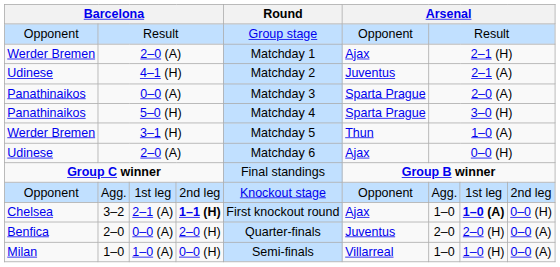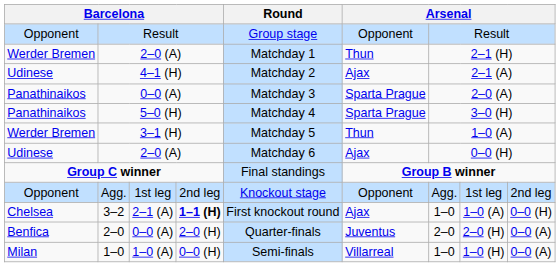(357, 53) Ajax -> (359, 53) Thun
(370, 73) Juventus -> (357, 73) Ajax
(484, 212) bold -> (484, 212) normal
